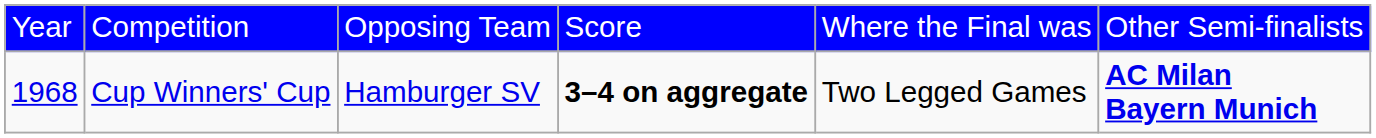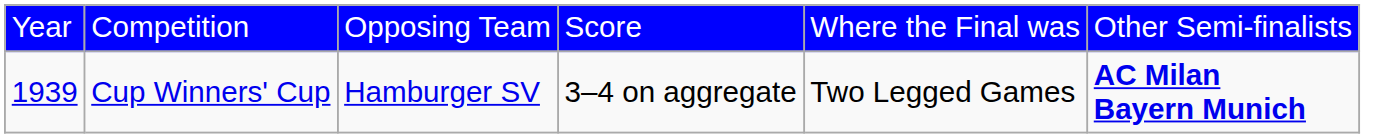(45, 91) 1968 -> (45, 91) 1939
(686, 91) bold -> (681, 91) normal
